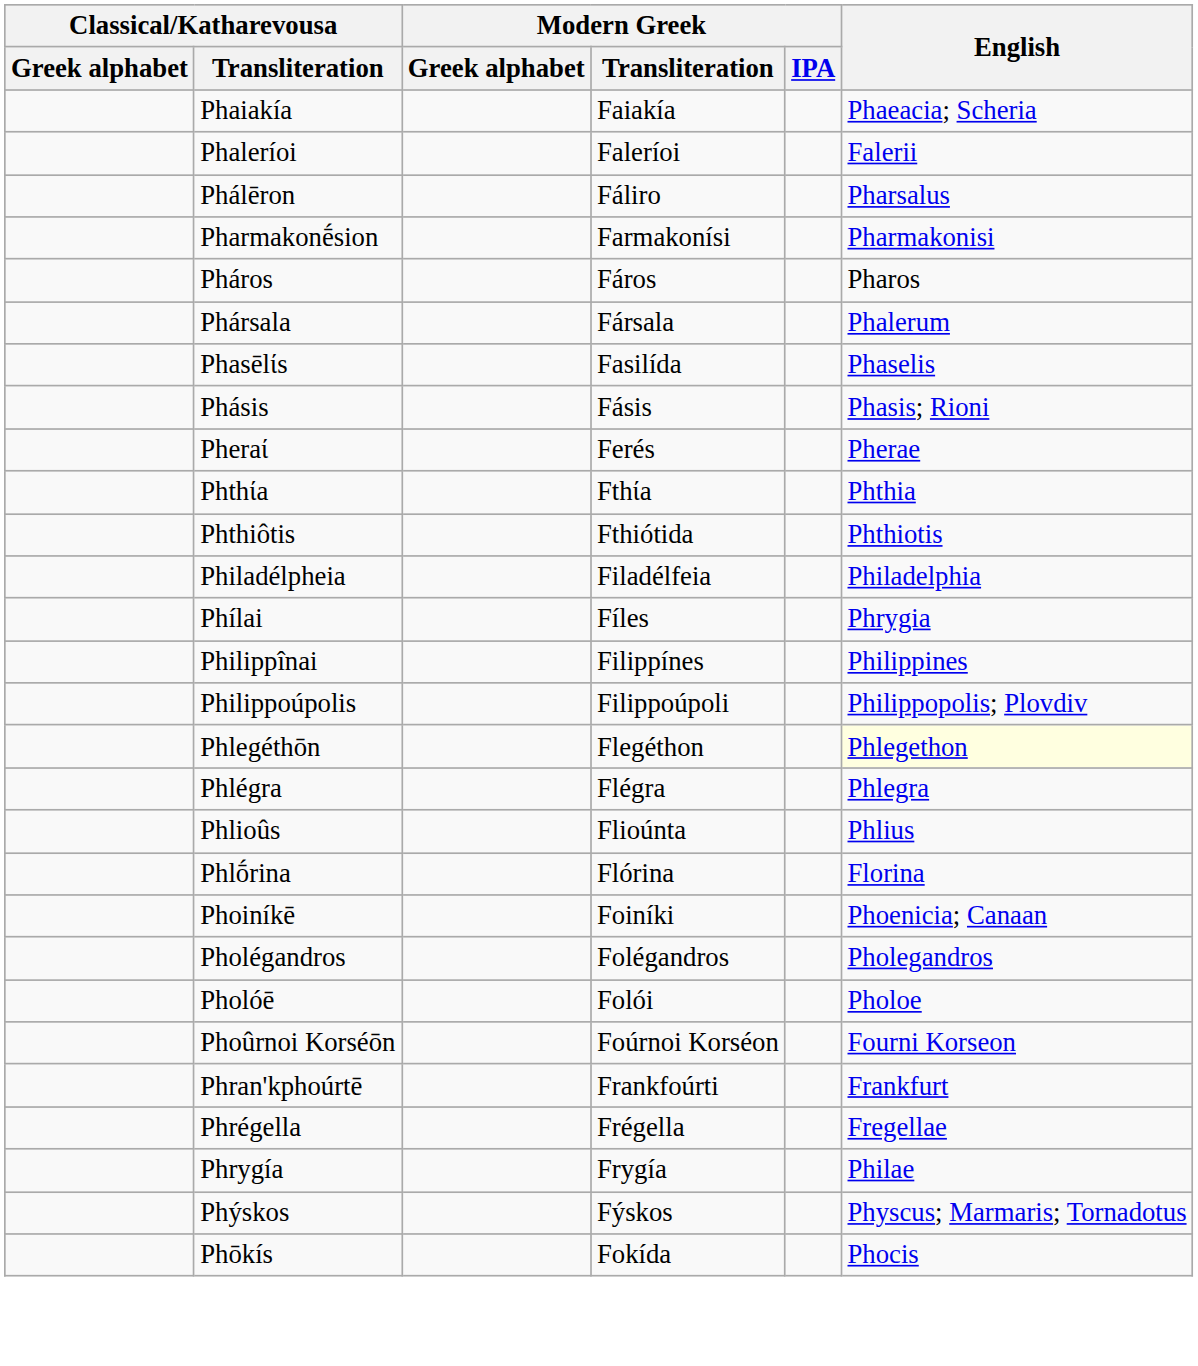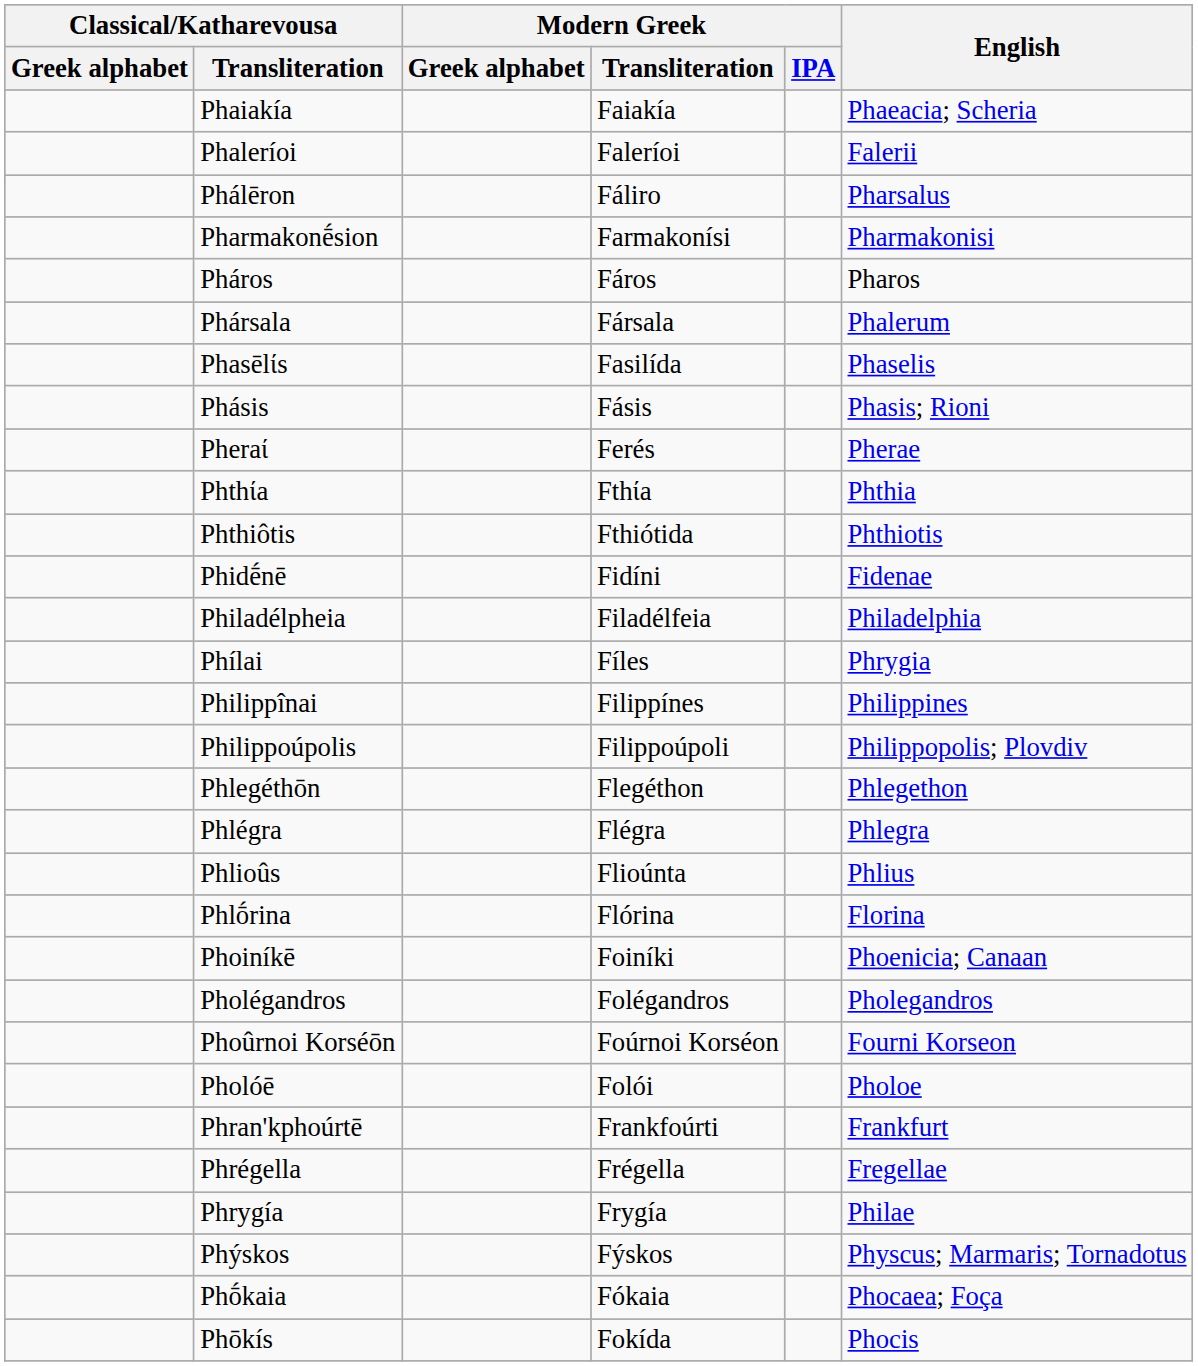+ row: (243, 576)
(908, 746) lightyellow background -> (908, 788) no background
rows swapped: (237, 1000) <-> (298, 1042)
+ row: (243, 1296)
